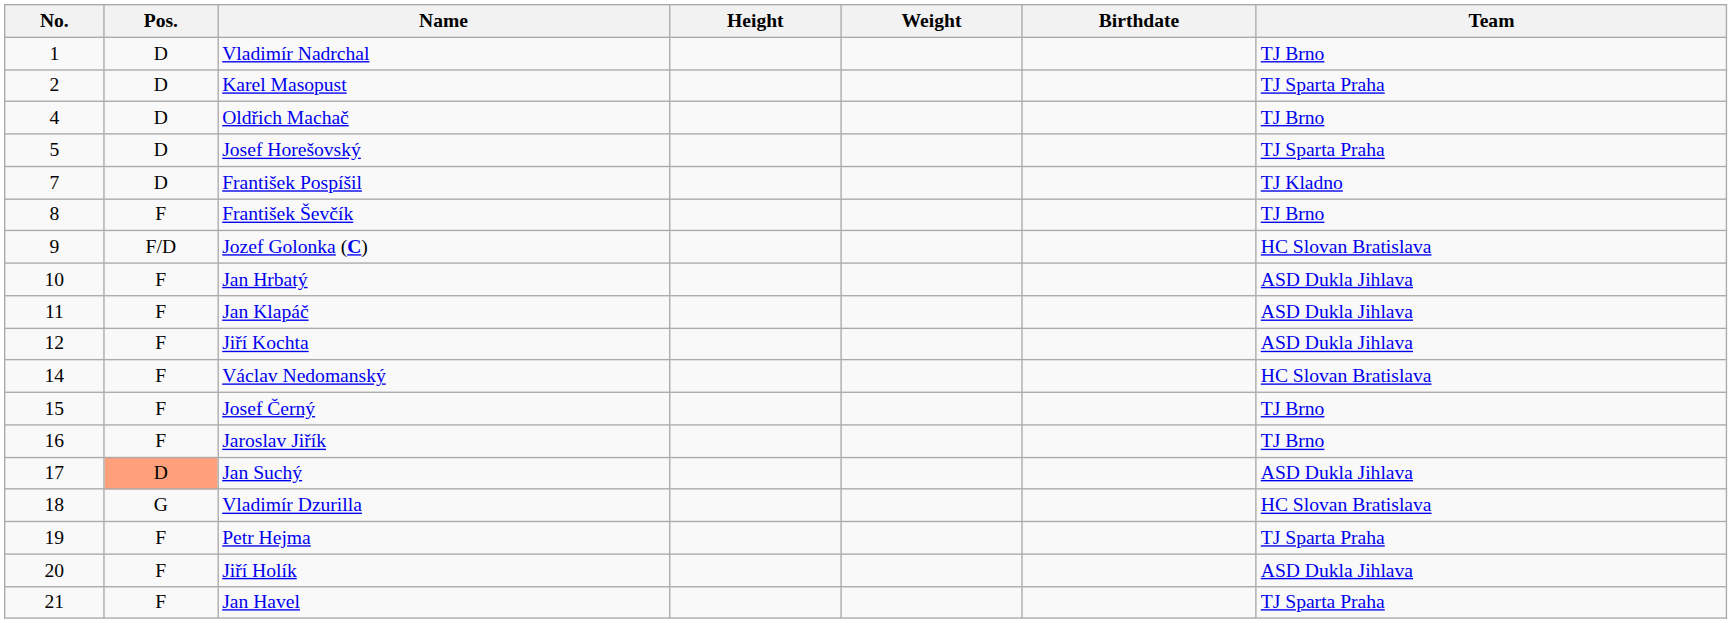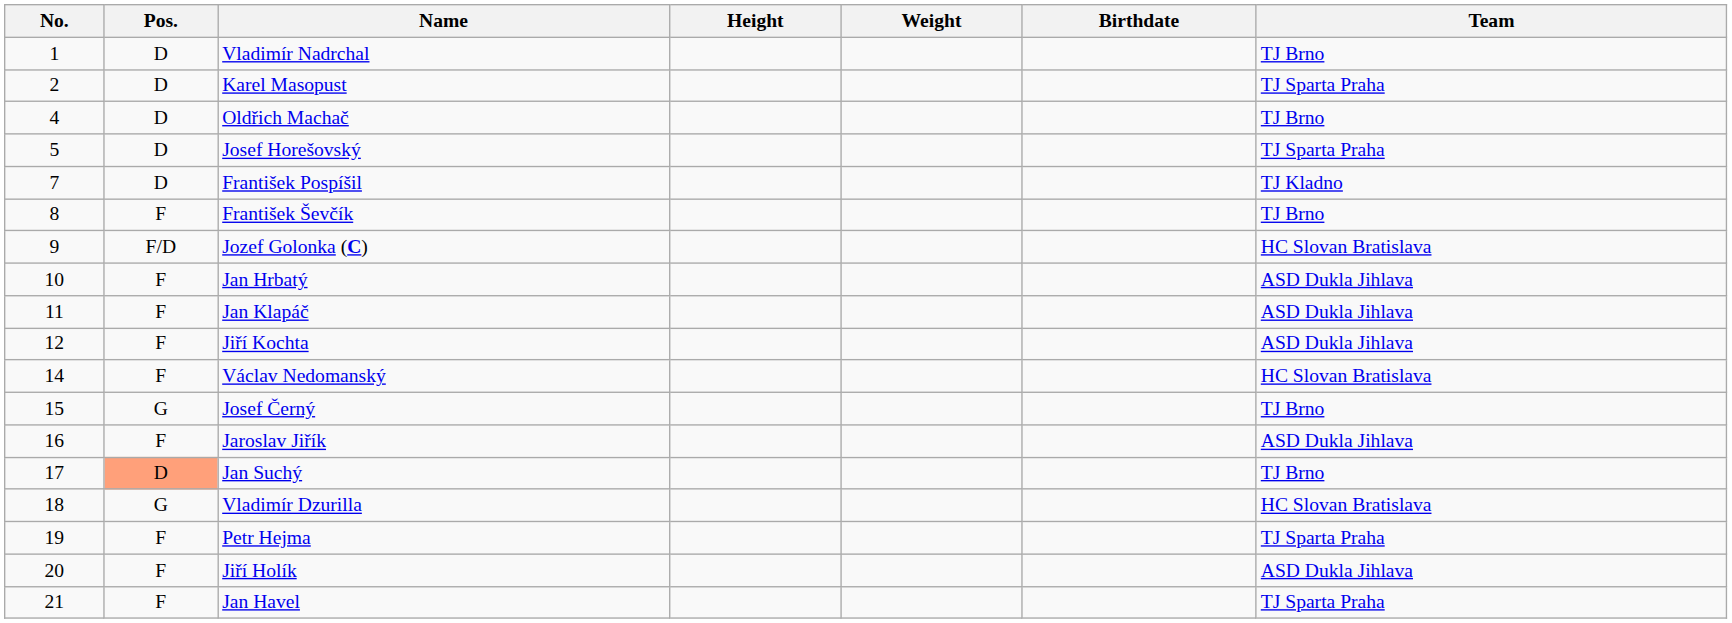(161, 408) F -> (161, 408) G
(1293, 440) TJ Brno -> (1337, 440) ASD Dukla Jihlava
(1337, 473) ASD Dukla Jihlava -> (1293, 473) TJ Brno
